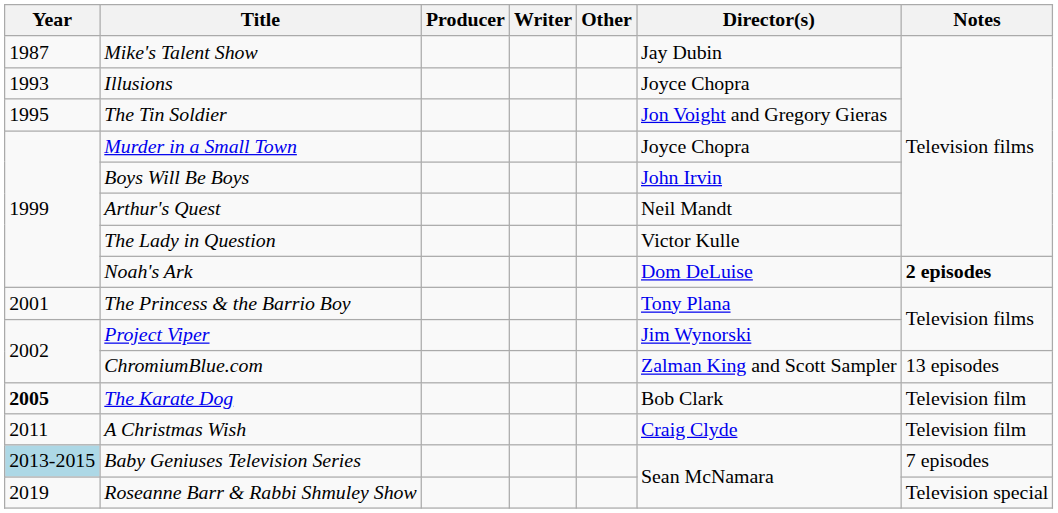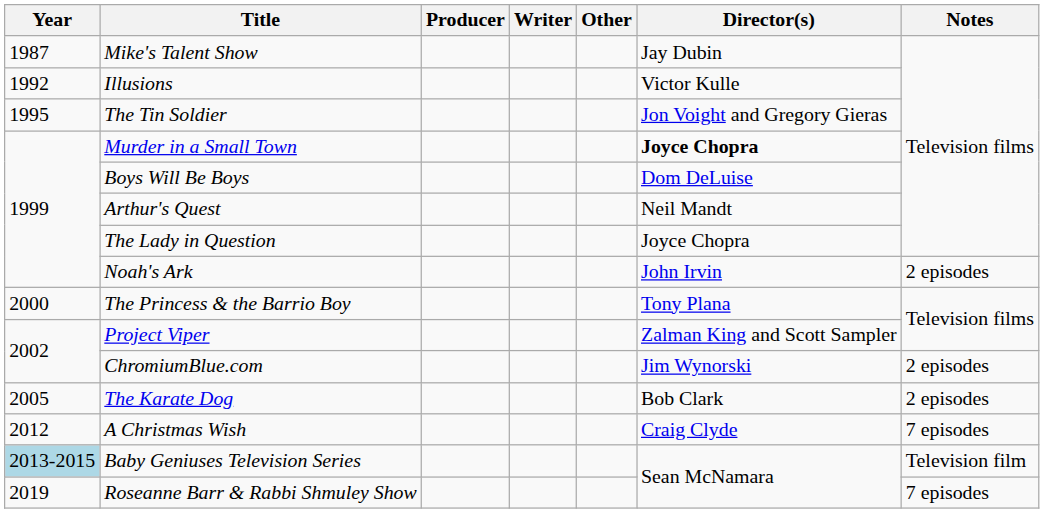(29, 83) 1993 -> (29, 83) 1992
(695, 83) Joyce Chopra -> (690, 83) Victor Kulle
(695, 146) normal -> (700, 146) bold
(682, 177) John Irvin -> (697, 177) Dom DeLuise
(690, 240) Victor Kulle -> (695, 240) Joyce Chopra
(697, 271) Dom DeLuise -> (682, 271) John Irvin
(949, 271) bold -> (947, 271) normal
(29, 303) 2001 -> (29, 303) 2000
(696, 334) Jim Wynorski -> (769, 334) Zalman King and Scott Sampler
(769, 366) Zalman King and Scott Sampler -> (696, 366) Jim Wynorski
(952, 366) 13 episodes -> (947, 366) 2 episodes
(29, 397) bold -> (29, 397) normal
(966, 397) Television film -> (947, 397) 2 episodes
(29, 429) 2011 -> (29, 429) 2012
(966, 429) Television film -> (947, 429) 7 episodes
(947, 460) 7 episodes -> (966, 460) Television film
(977, 492) Television special -> (947, 492) 7 episodes
